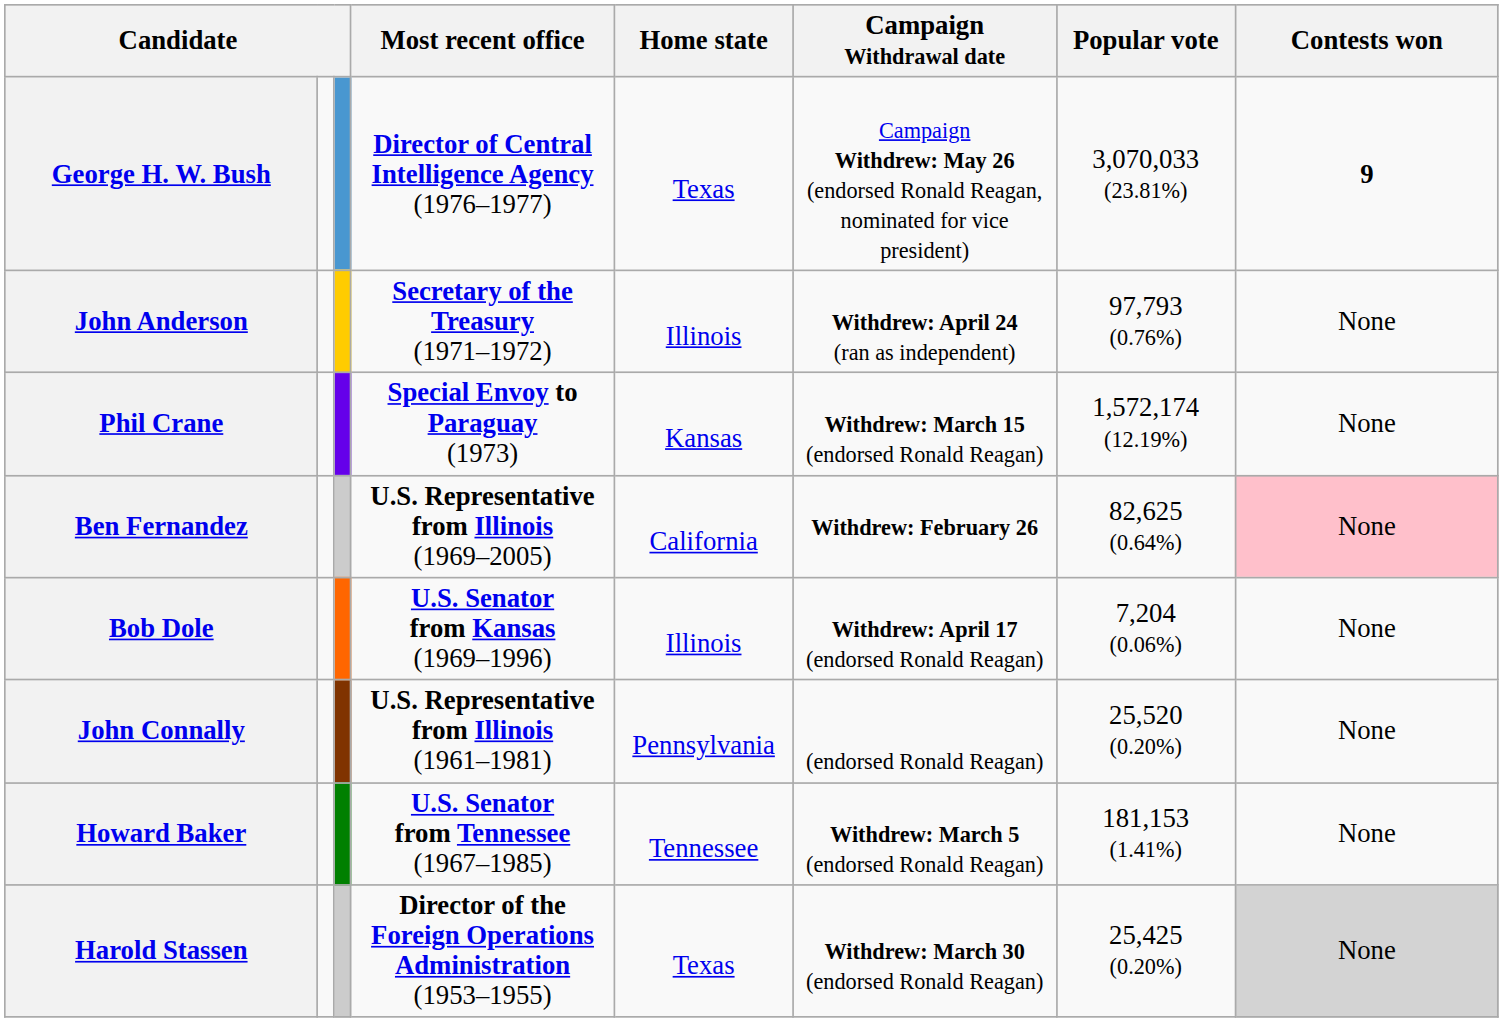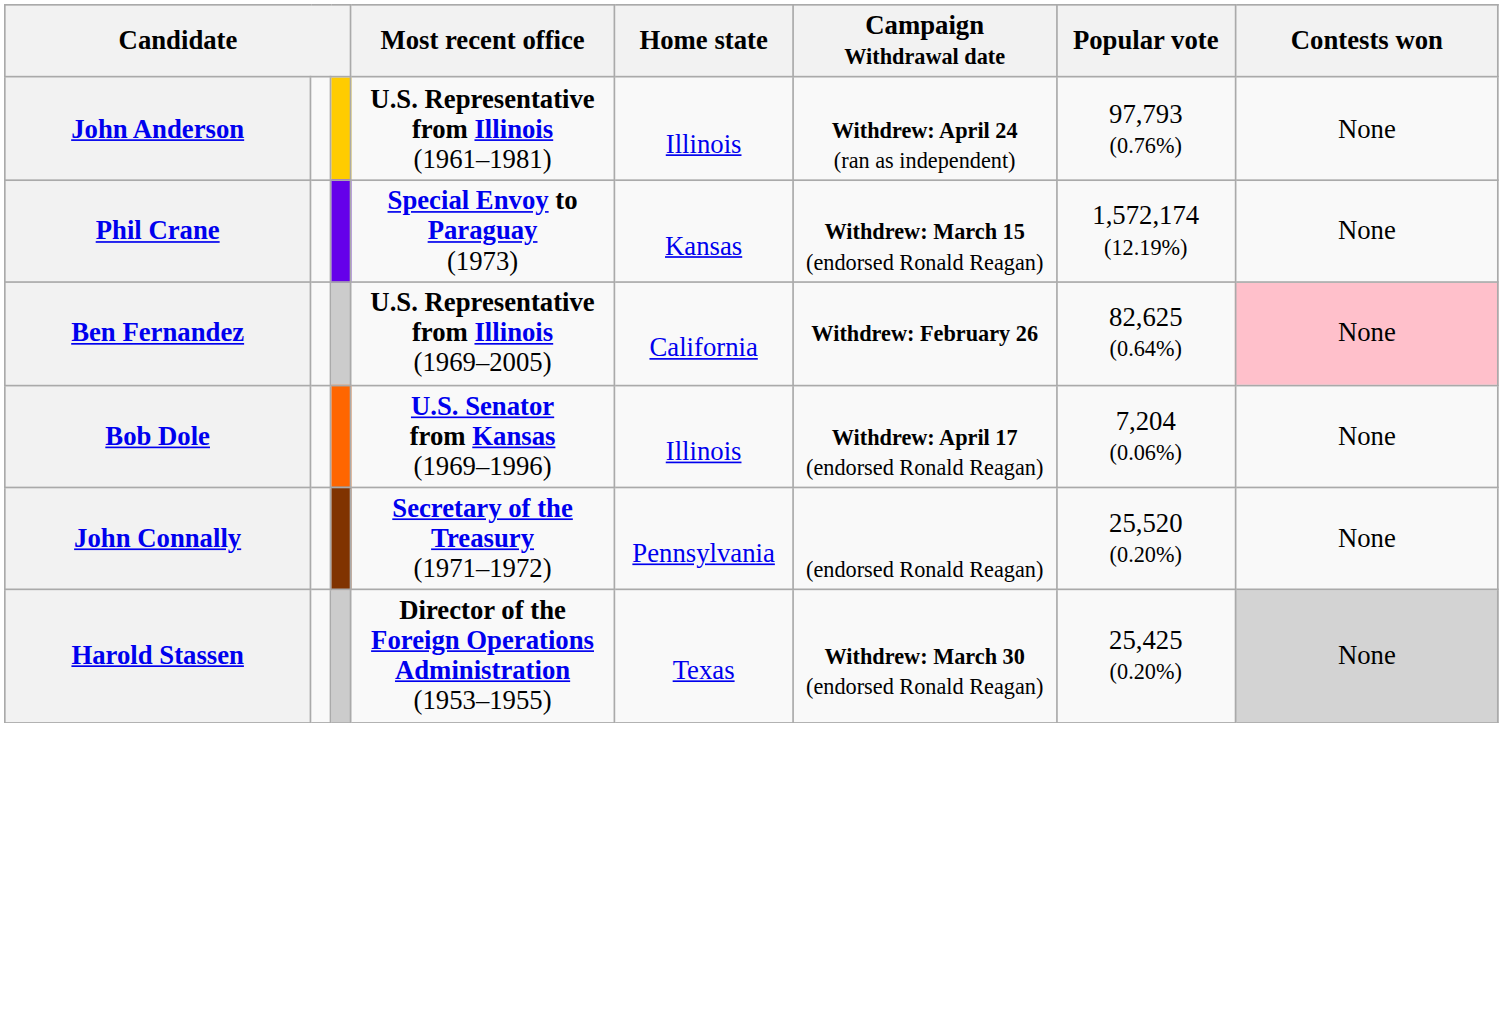- row: (161, 173)
(483, 320) Secretary of the Treasury (1971–1972) -> (483, 128) U.S. Representative from Illinois (1961–1981)
(483, 730) U.S. Representative from Illinois (1961–1981) -> (483, 538) Secretary of the Treasury (1971–1972)
- row: (161, 833)
